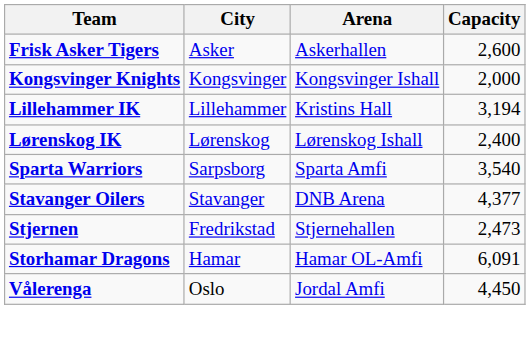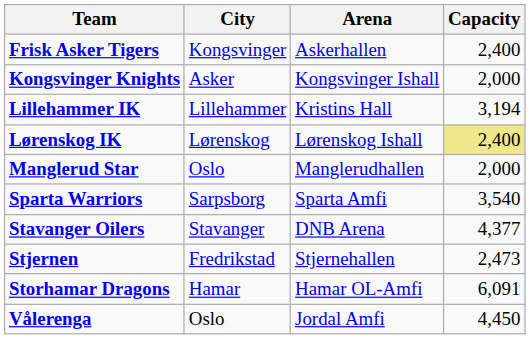(211, 49) Asker -> (238, 49) Kongsvinger
(499, 49) 2,600 -> (499, 49) 2,400
(238, 79) Kongsvinger -> (211, 79) Asker
(499, 139) no background -> (499, 139) khaki background
+ row: (74, 169)
